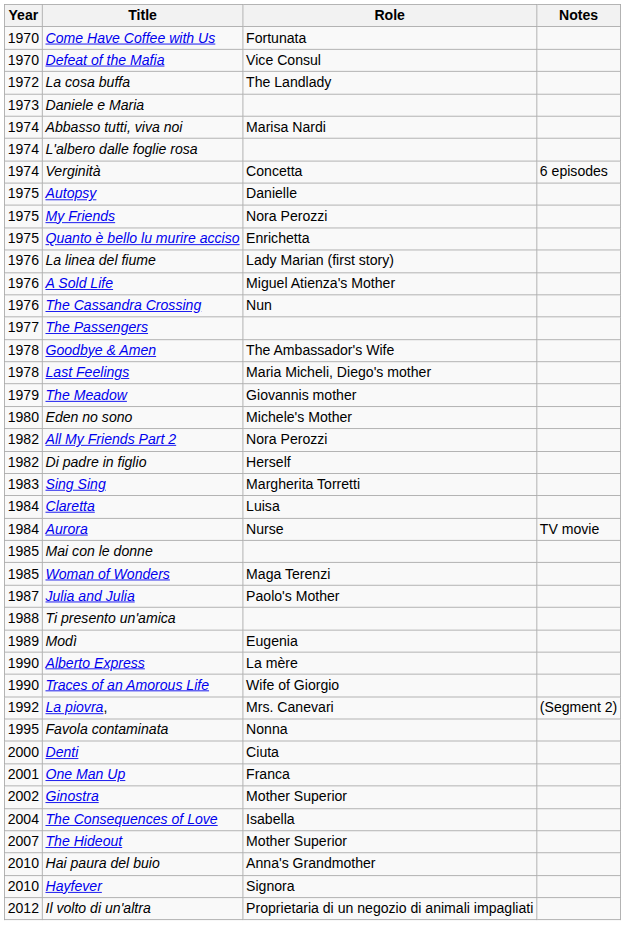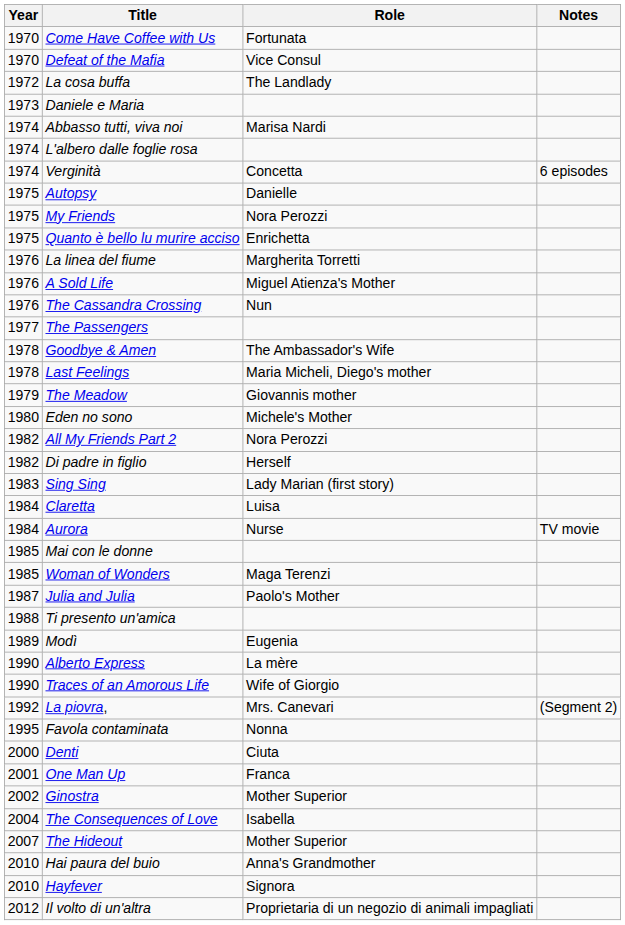(320, 261) Lady Marian (first story) -> (303, 261) Margherita Torretti
(303, 484) Margherita Torretti -> (320, 484) Lady Marian (first story)
